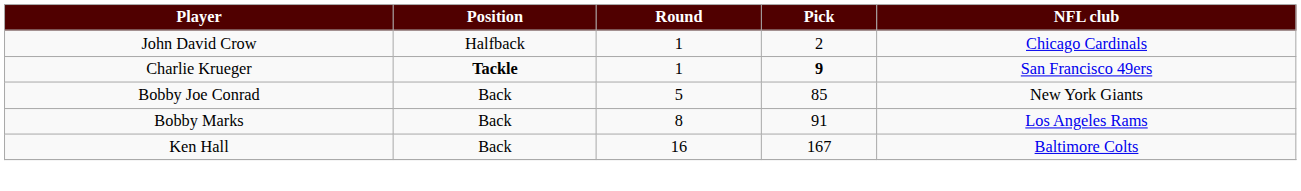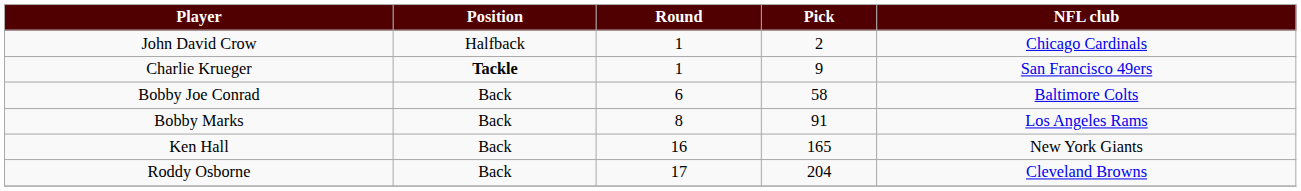(819, 69) bold -> (819, 69) normal
(679, 95) 5 -> (679, 95) 6
(819, 95) 85 -> (819, 95) 58
(1087, 95) New York Giants -> (1087, 95) Baltimore Colts
(819, 146) 167 -> (819, 146) 165
(1087, 146) Baltimore Colts -> (1087, 146) New York Giants
+ row: (199, 172)
